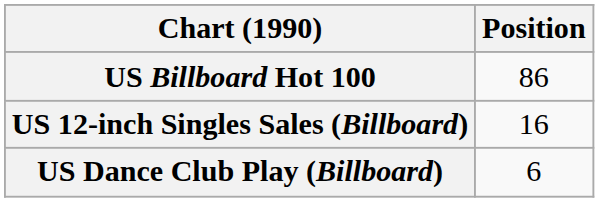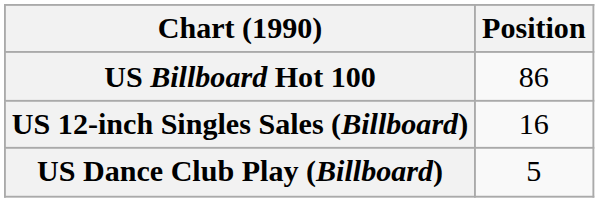(534, 171) 6 -> (534, 171) 5
